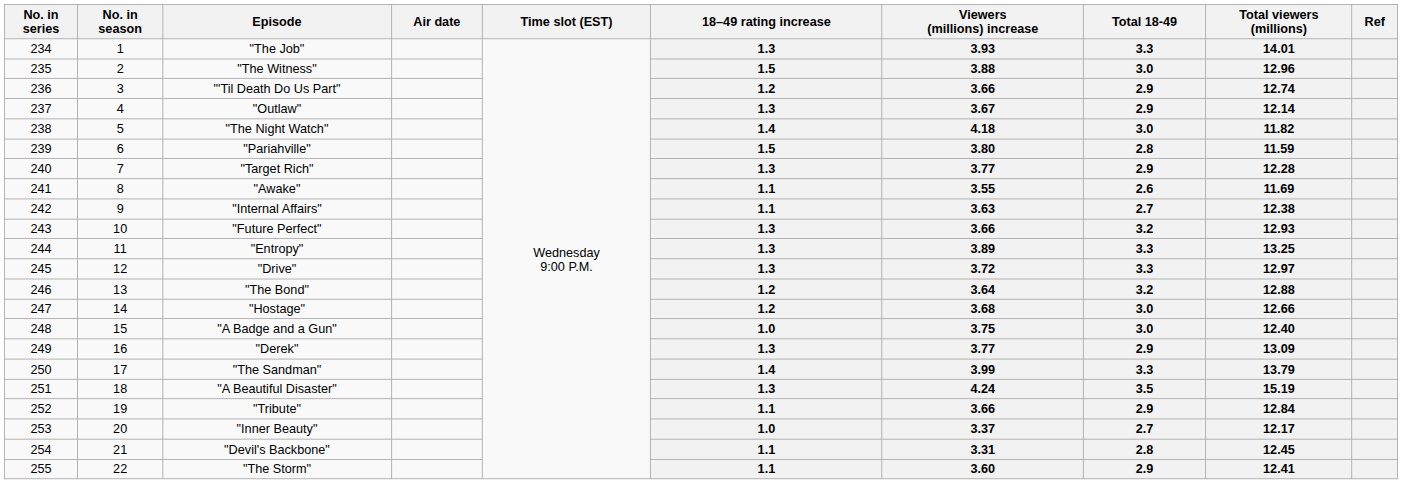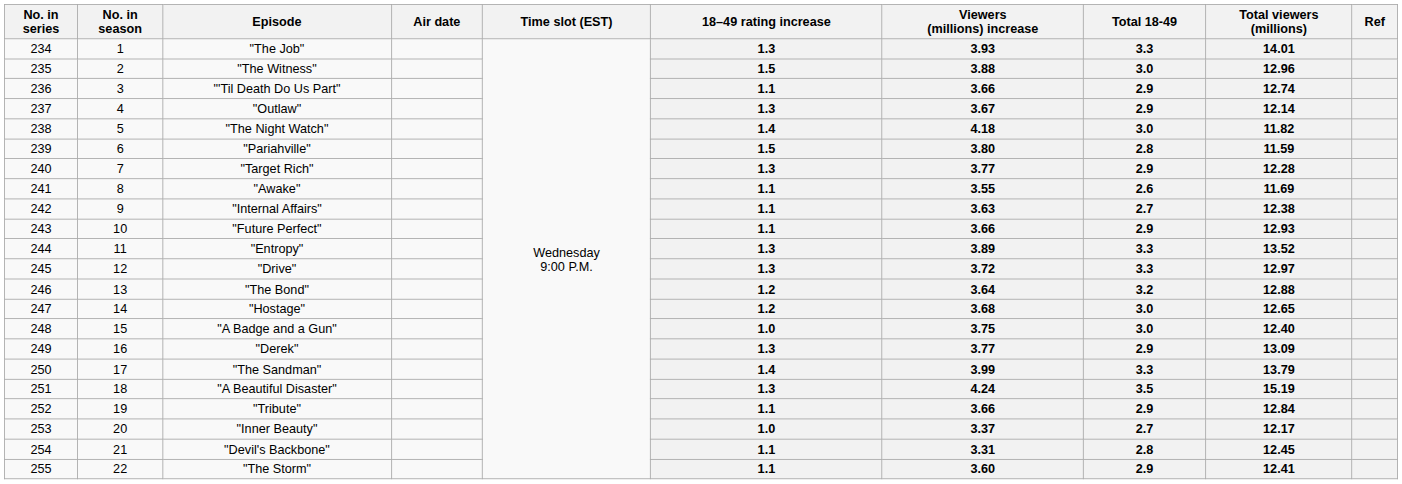(766, 89) 1.2 -> (766, 89) 1.1
(766, 229) 1.3 -> (766, 229) 1.1
(1145, 229) 3.2 -> (1145, 229) 2.9
(1279, 249) 13.25 -> (1279, 249) 13.52
(1279, 309) 12.66 -> (1279, 309) 12.65
